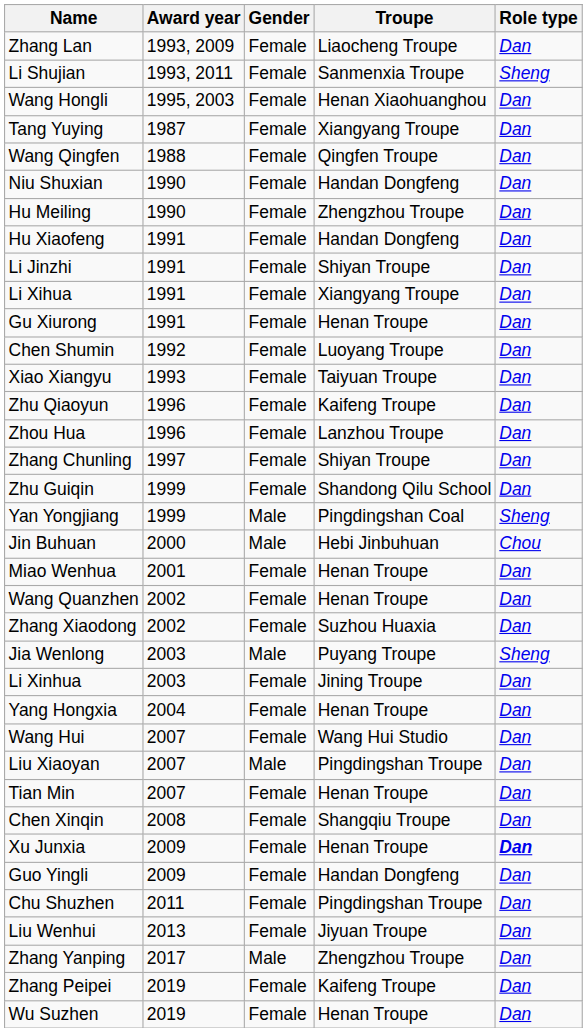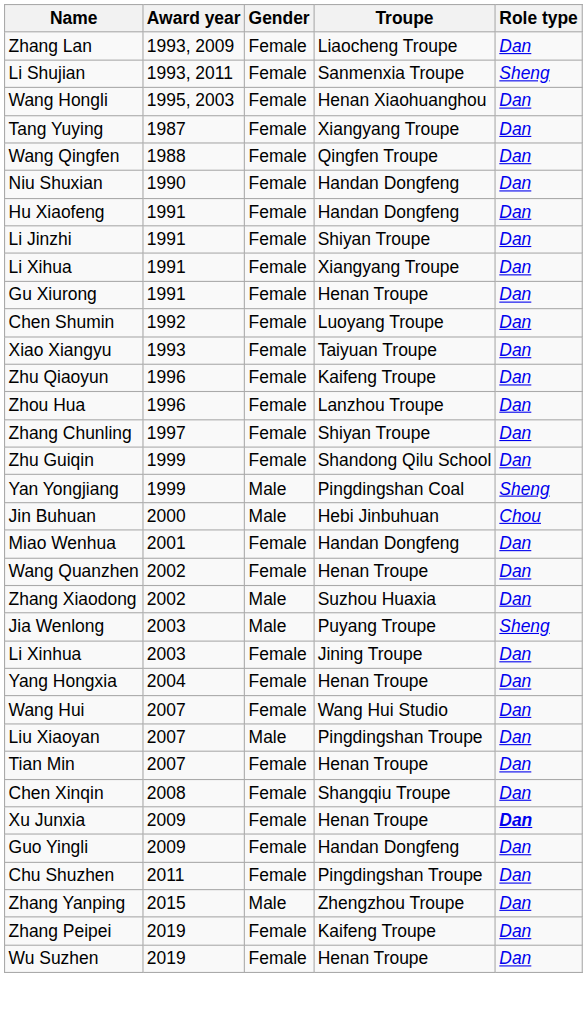- row: (50, 211)
(373, 571) Henan Troupe -> (388, 543) Handan Dongfeng
(278, 626) Female -> (268, 599) Male
- row: (52, 931)
(166, 958) 2017 -> (166, 903) 2015
